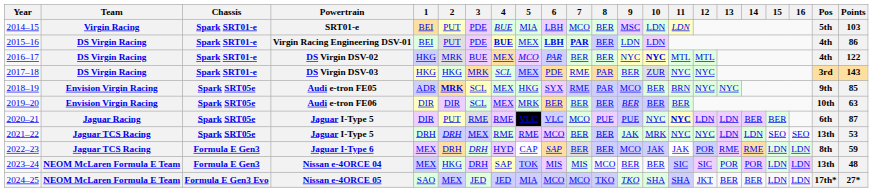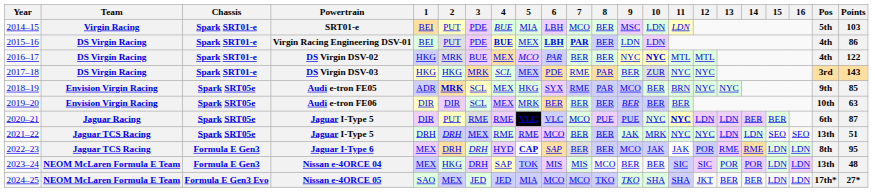(853, 133) 53 -> (853, 133) 51
(529, 149) normal -> (529, 149) bold
(853, 149) 59 -> (853, 149) 95
